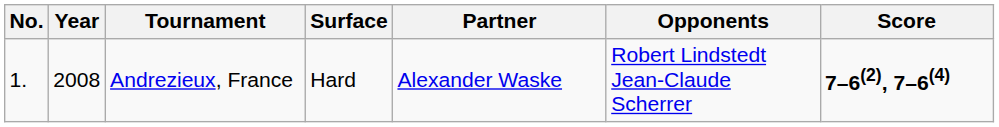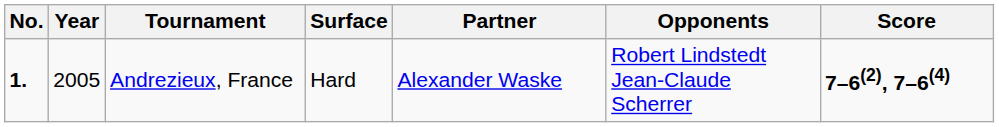(18, 79) normal -> (18, 79) bold
(77, 79) 2008 -> (77, 79) 2005
